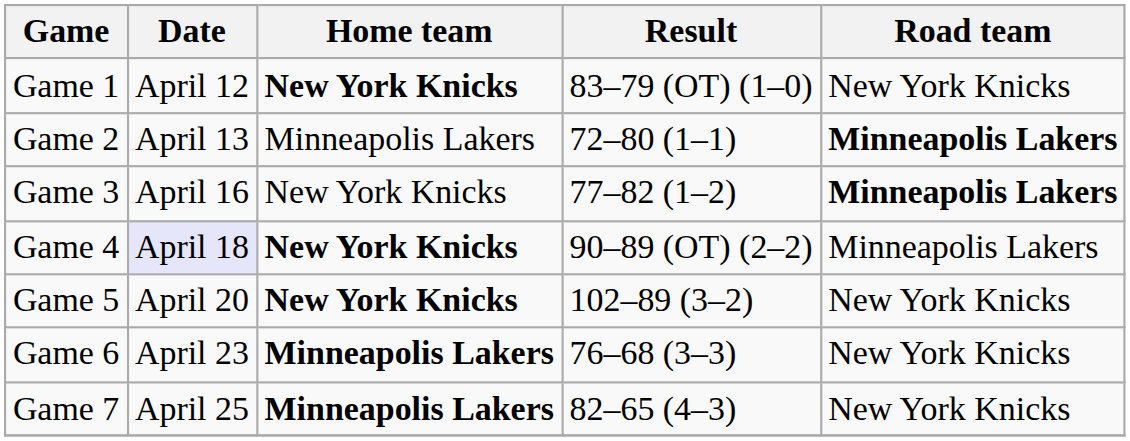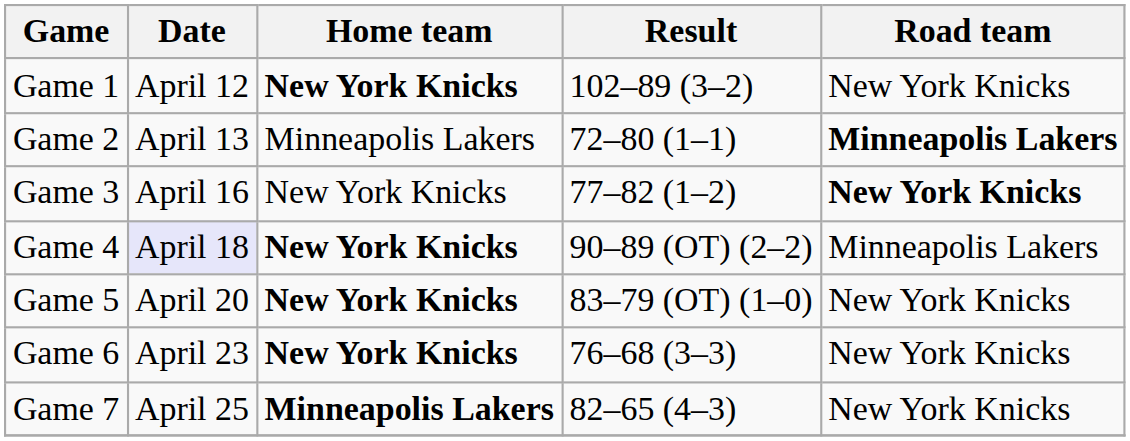(691, 85) 83–79 (OT) (1–0) -> (661, 85) 102–89 (3–2)
(973, 192) Minneapolis Lakers -> (955, 192) New York Knicks
(661, 300) 102–89 (3–2) -> (691, 300) 83–79 (OT) (1–0)
(409, 354) Minneapolis Lakers -> (391, 354) New York Knicks
